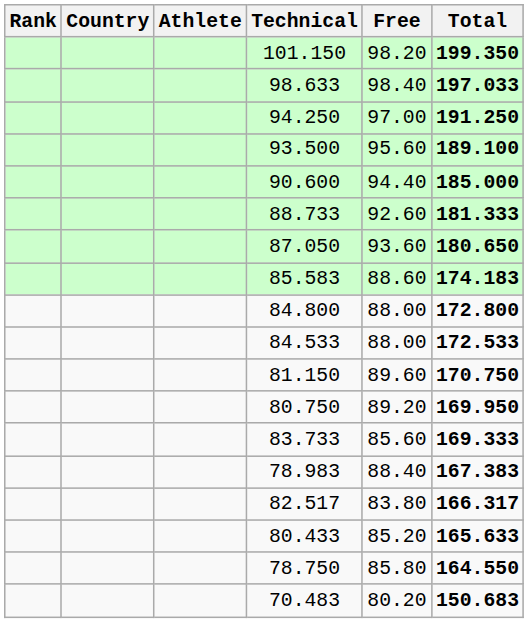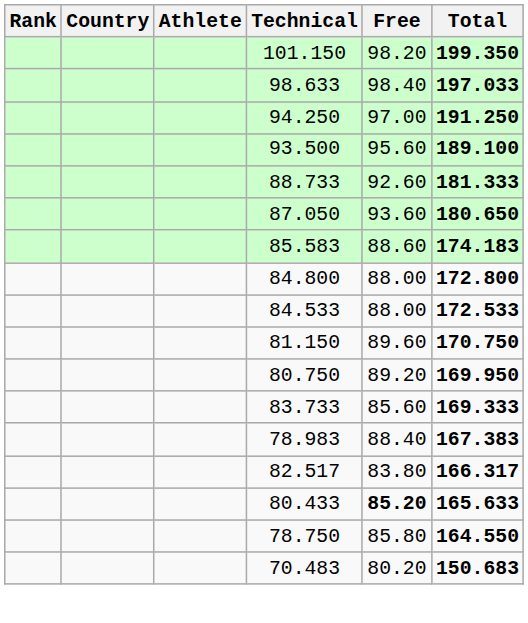- row: (305, 182)
(397, 536) normal -> (397, 504) bold
